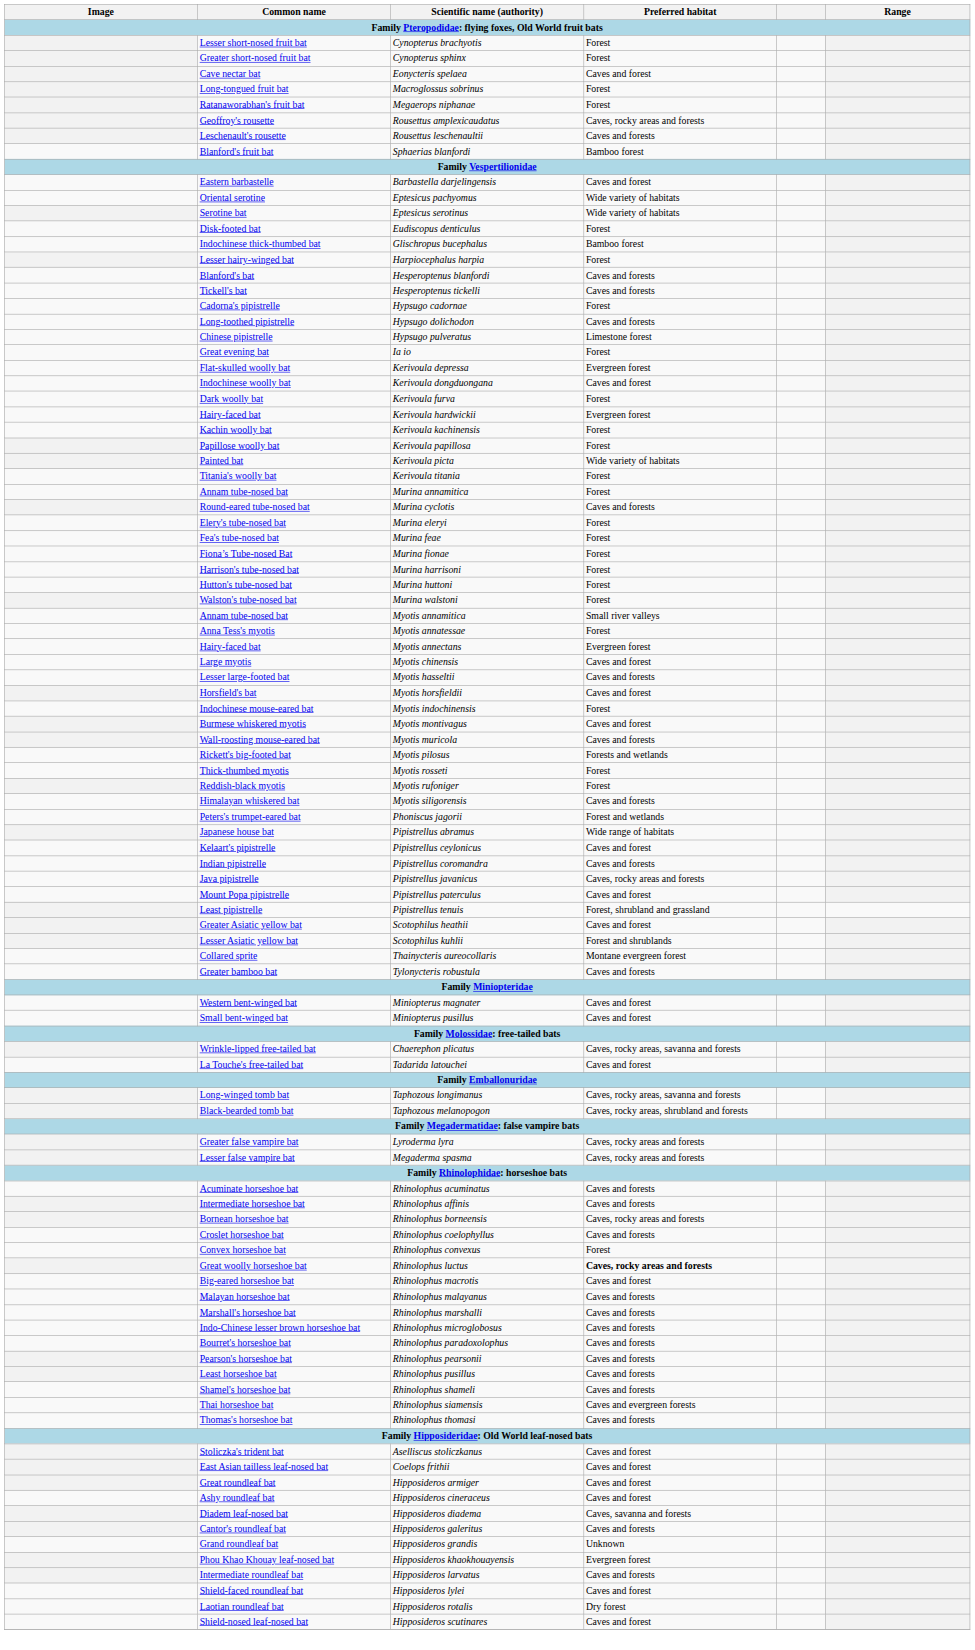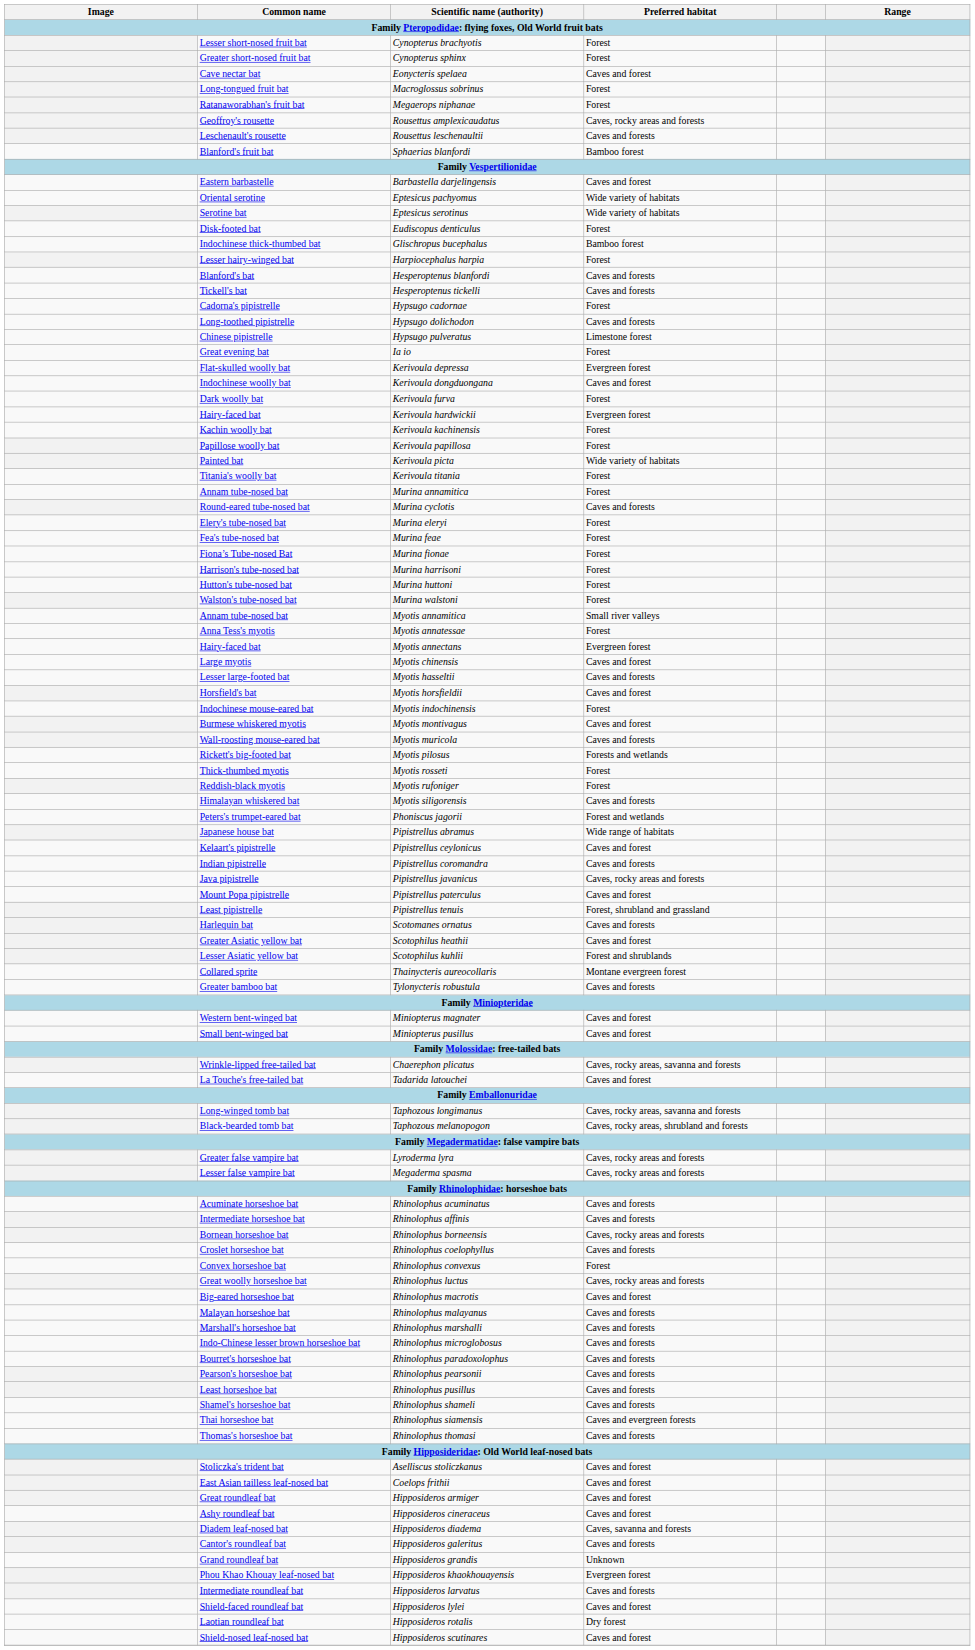+ row: (432, 925)
(649, 1266) bold -> (645, 1281) normal
